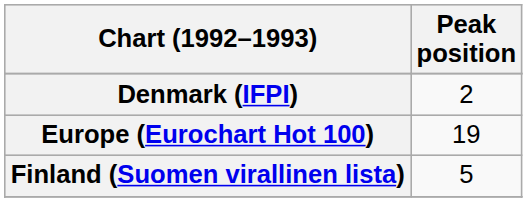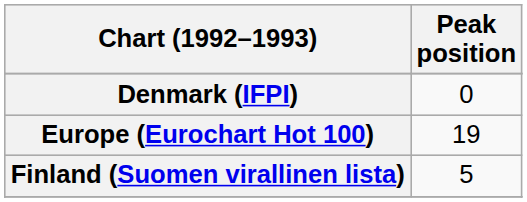(466, 94) 2 -> (466, 94) 0
